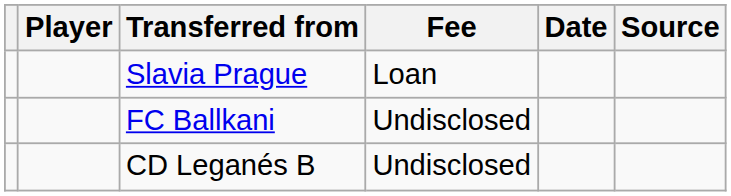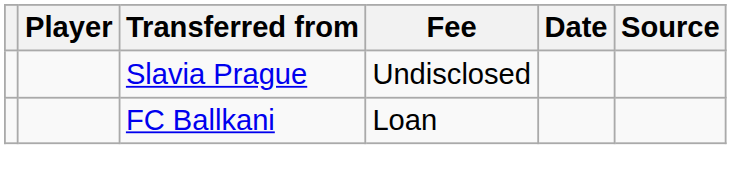(405, 73) Loan -> (452, 73) Undisclosed
(452, 119) Undisclosed -> (405, 119) Loan
- row: (221, 166)
